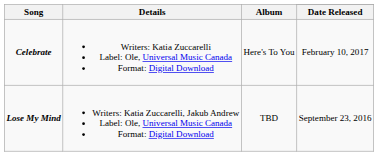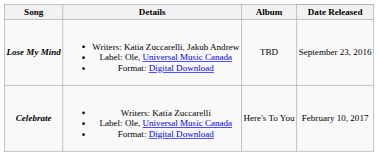rows swapped: (34, 118) <-> (34, 52)
